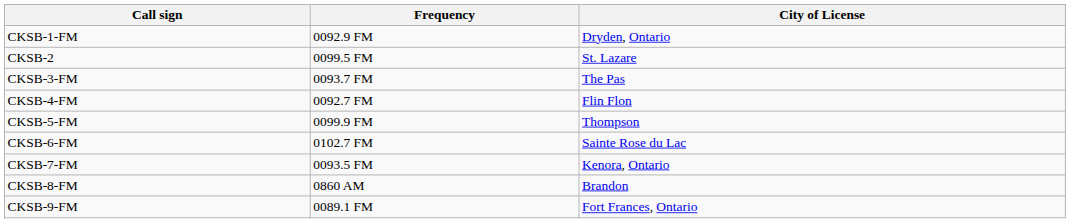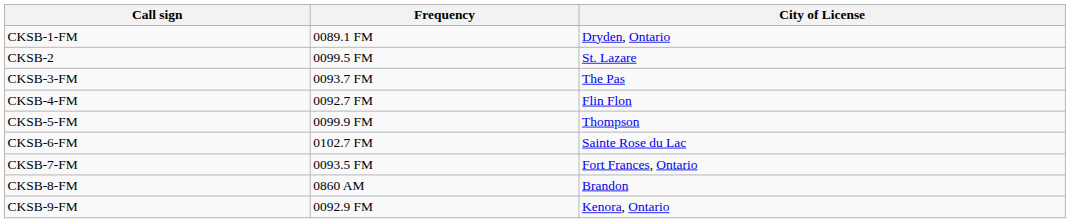(343, 36) 0092.9 FM -> (343, 36) 0089.1 FM
(626, 164) Kenora, Ontario -> (640, 164) Fort Frances, Ontario
(343, 206) 0089.1 FM -> (343, 206) 0092.9 FM
(640, 206) Fort Frances, Ontario -> (626, 206) Kenora, Ontario
